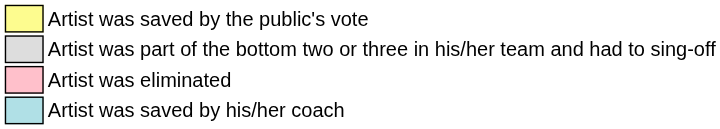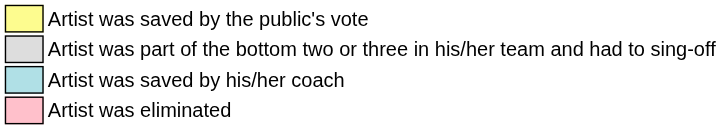rows swapped: (196, 110) <-> (140, 80)
